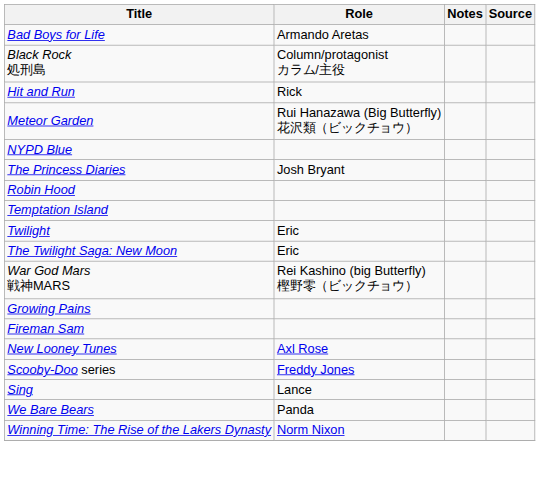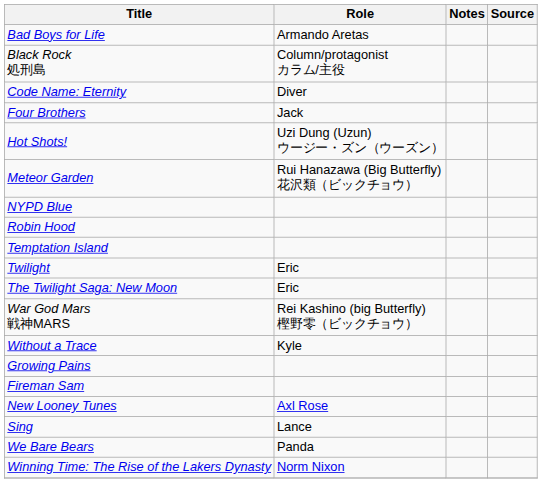+ row: (67, 92)
+ row: (46, 112)
- row: (41, 92)
+ row: (37, 141)
- row: (66, 170)
+ row: (52, 345)
- row: (61, 369)
